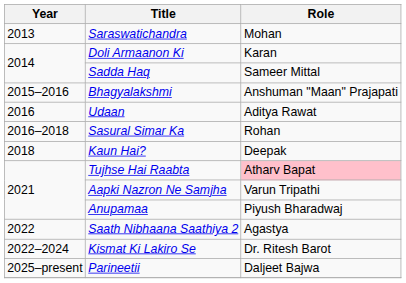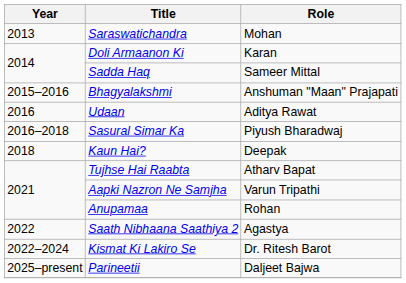(262, 131) Rohan -> (293, 131) Piyush Bharadwaj
(280, 170) pink background -> (280, 170) no background
(293, 209) Piyush Bharadwaj -> (262, 209) Rohan
